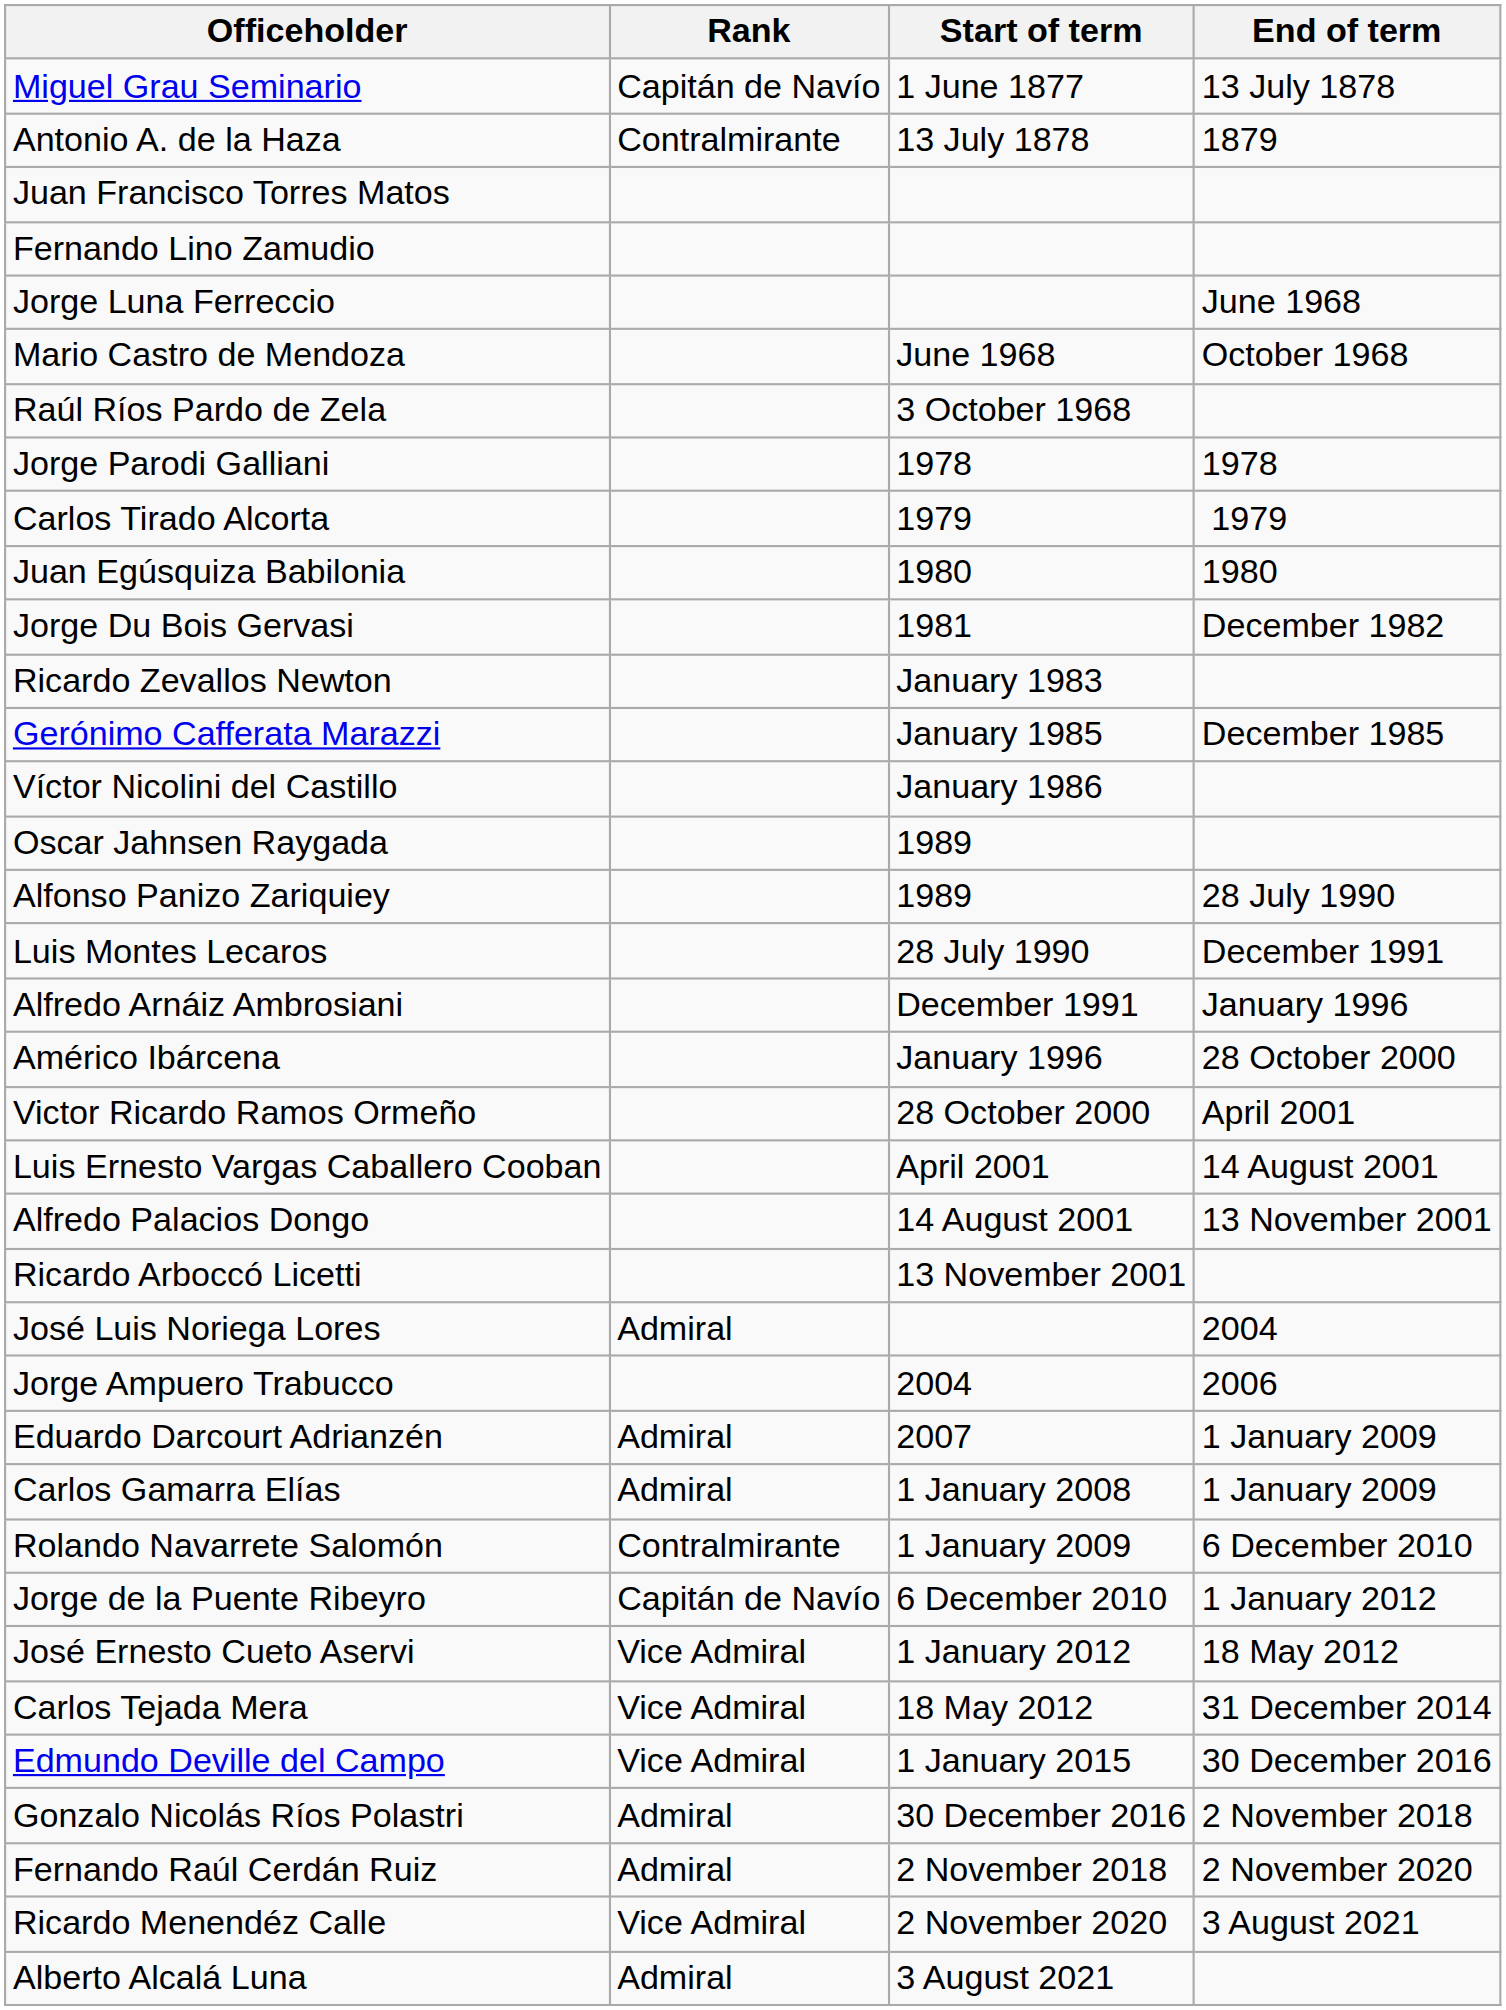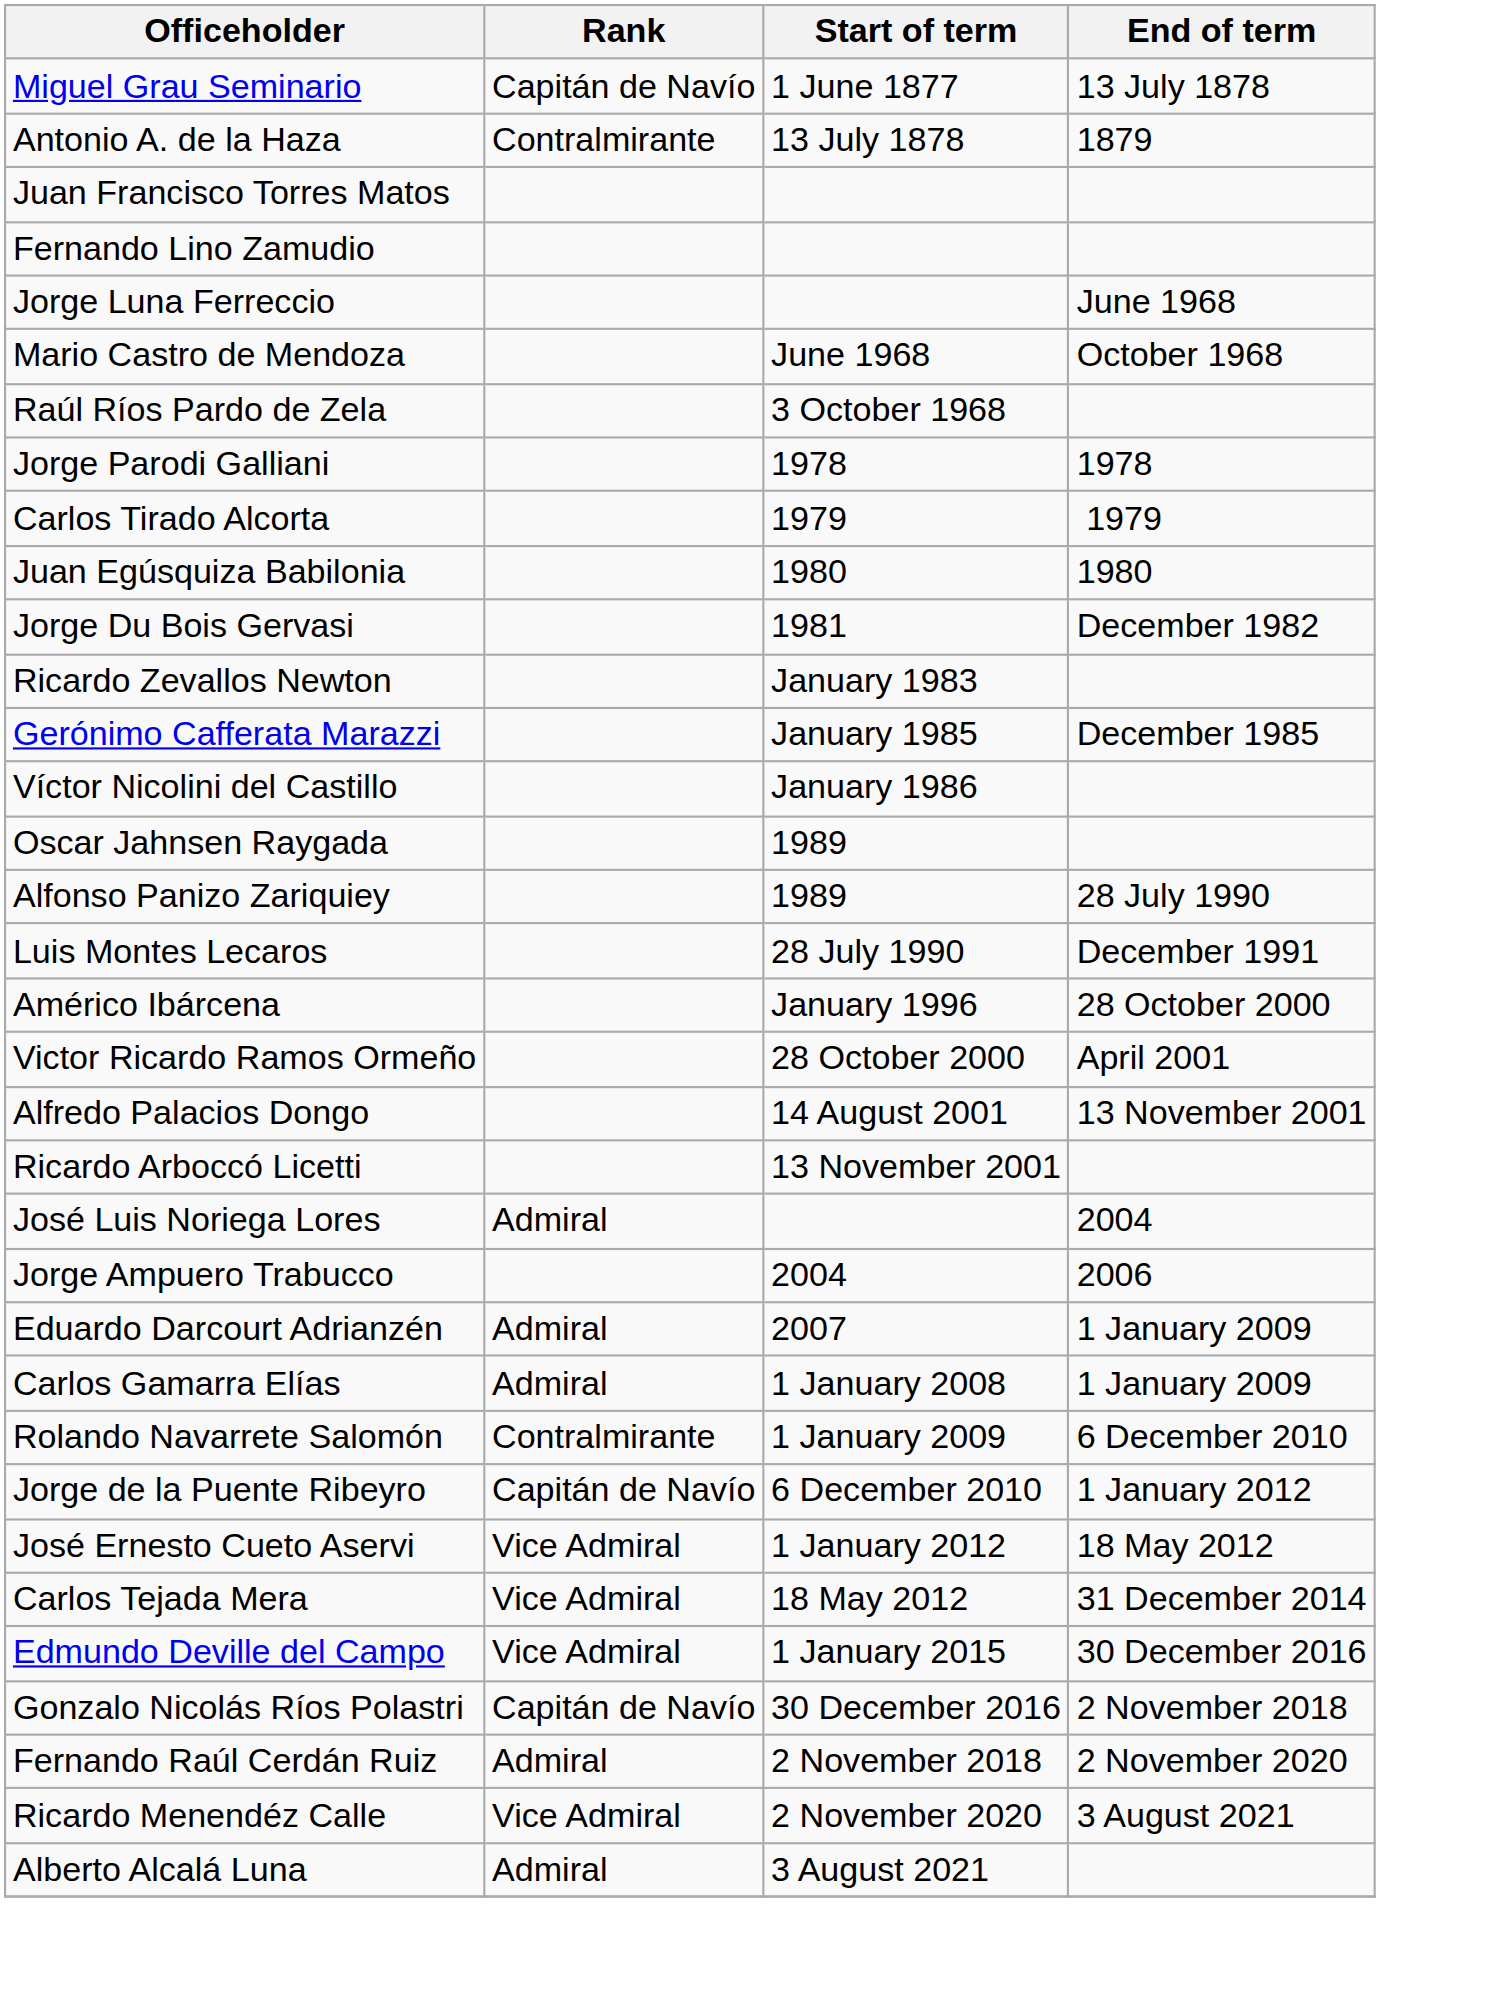- row: (208, 1004)
- row: (307, 1166)
(675, 1815) Admiral -> (624, 1707) Capitán de Navío
